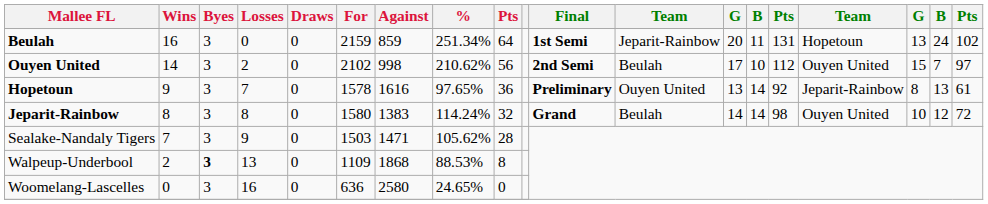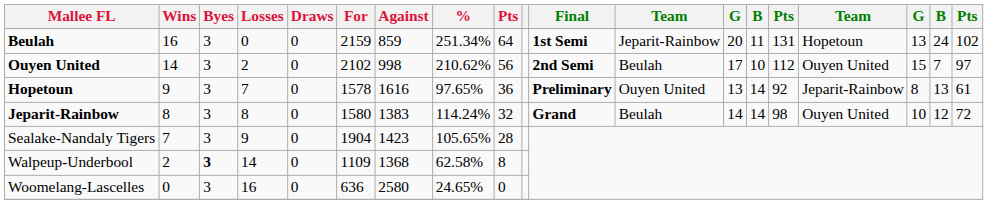(356, 138) 1503 -> (356, 138) 1904
(394, 138) 1471 -> (394, 138) 1423
(463, 138) 105.62% -> (463, 138) 105.65%
(249, 162) 13 -> (249, 162) 14
(394, 162) 1868 -> (394, 162) 1368
(459, 162) 88.53% -> (459, 162) 62.58%
